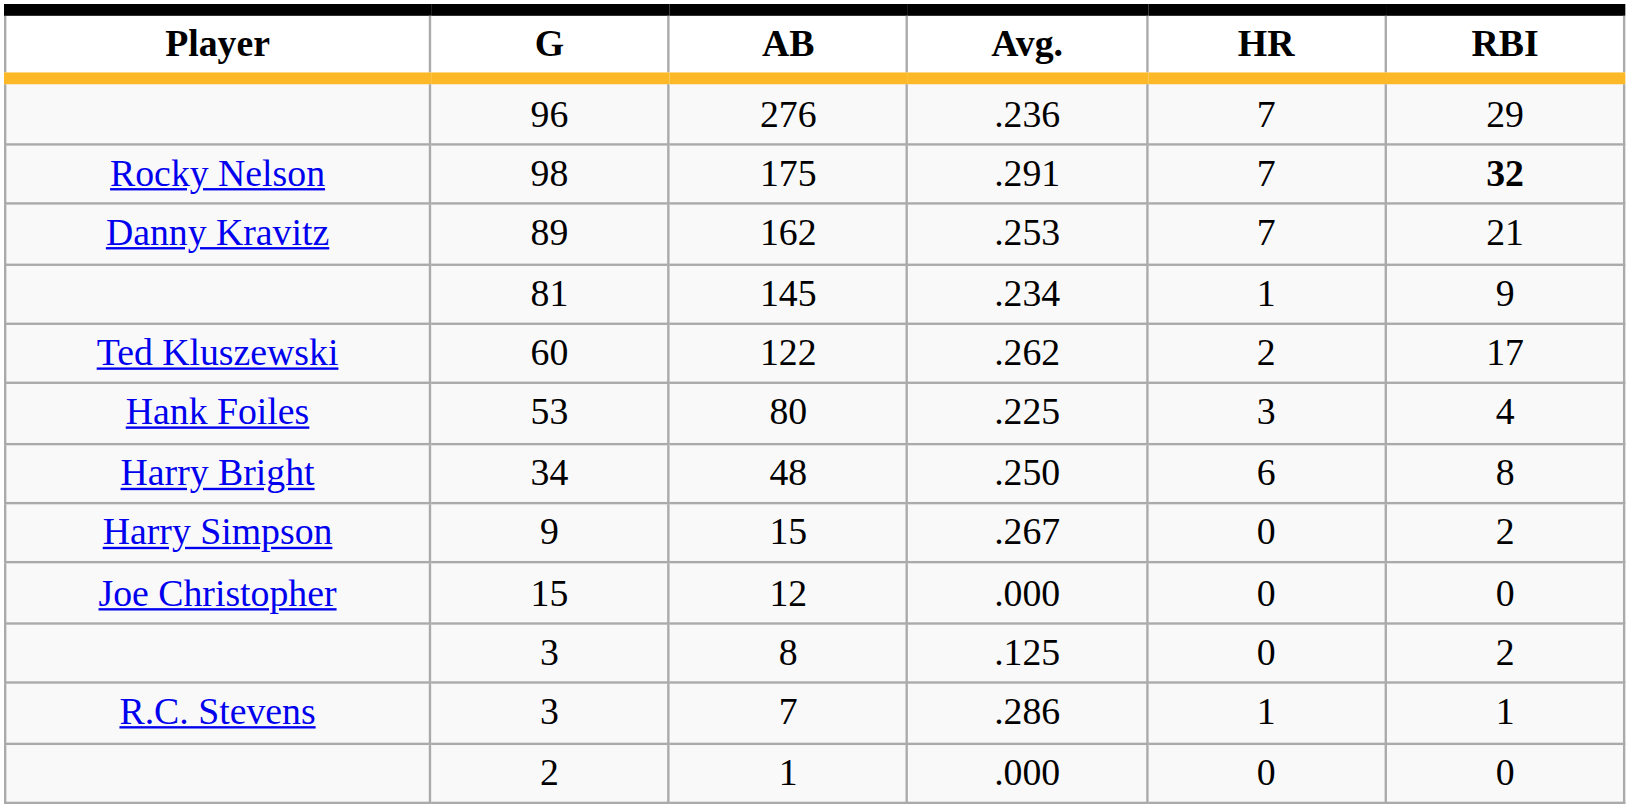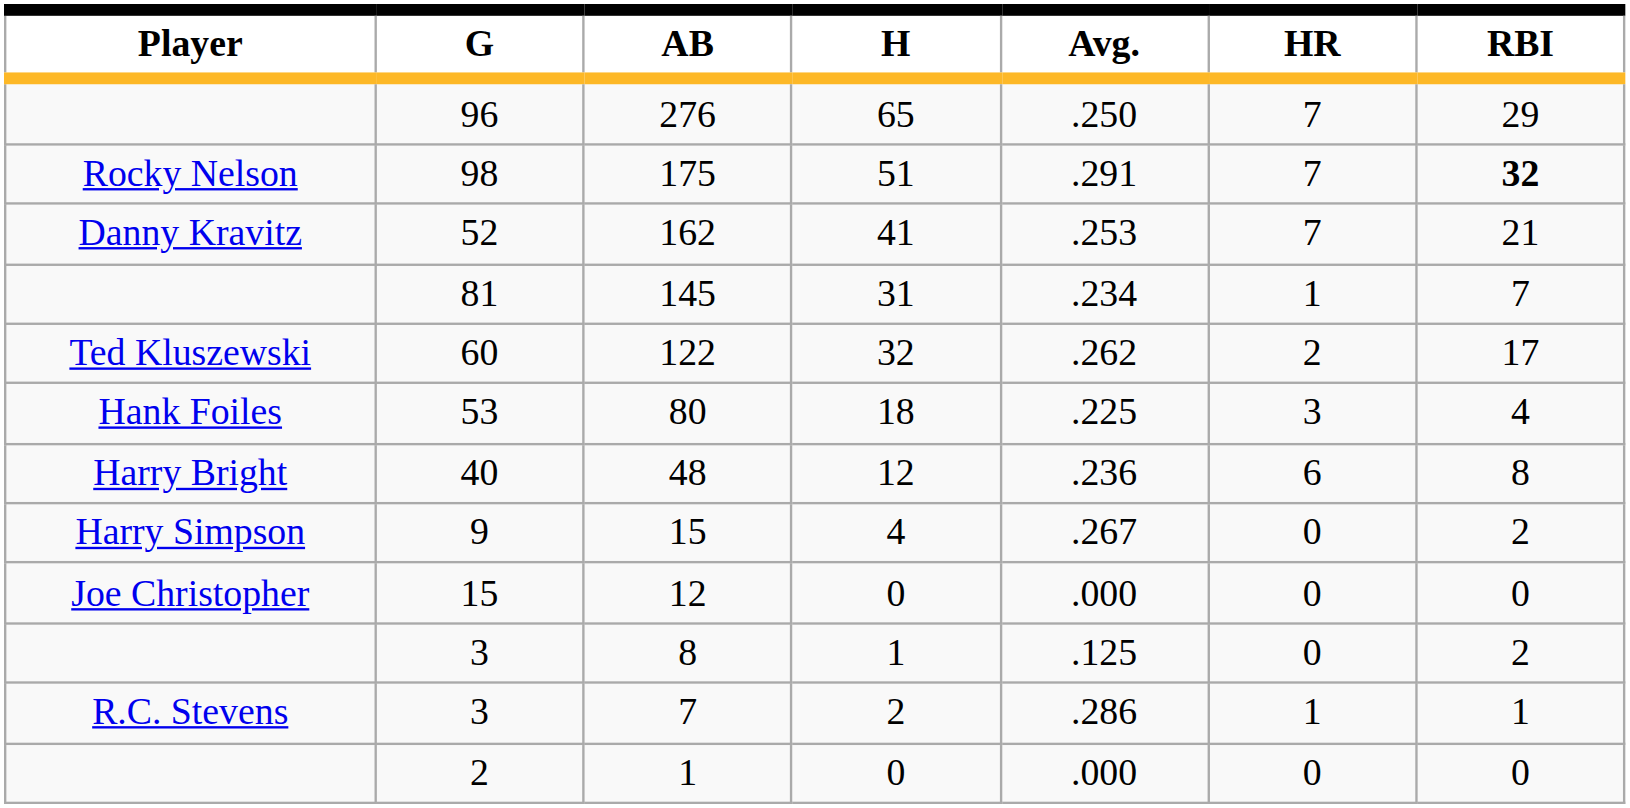+ column: (896, 43)
(1027, 113) .236 -> (1104, 113) .250
(549, 232) 89 -> (479, 232) 52
(1505, 292) 9 -> (1520, 292) 7
(549, 472) 34 -> (479, 472) 40
(1027, 472) .250 -> (1104, 472) .236
